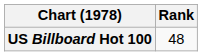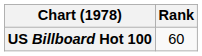(176, 39) 48 -> (176, 39) 60
